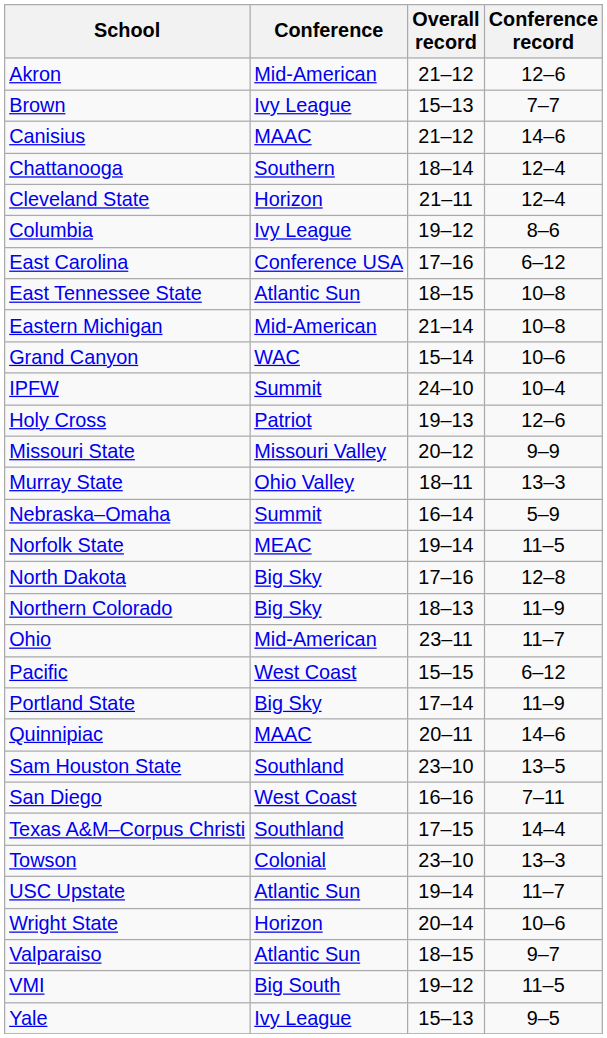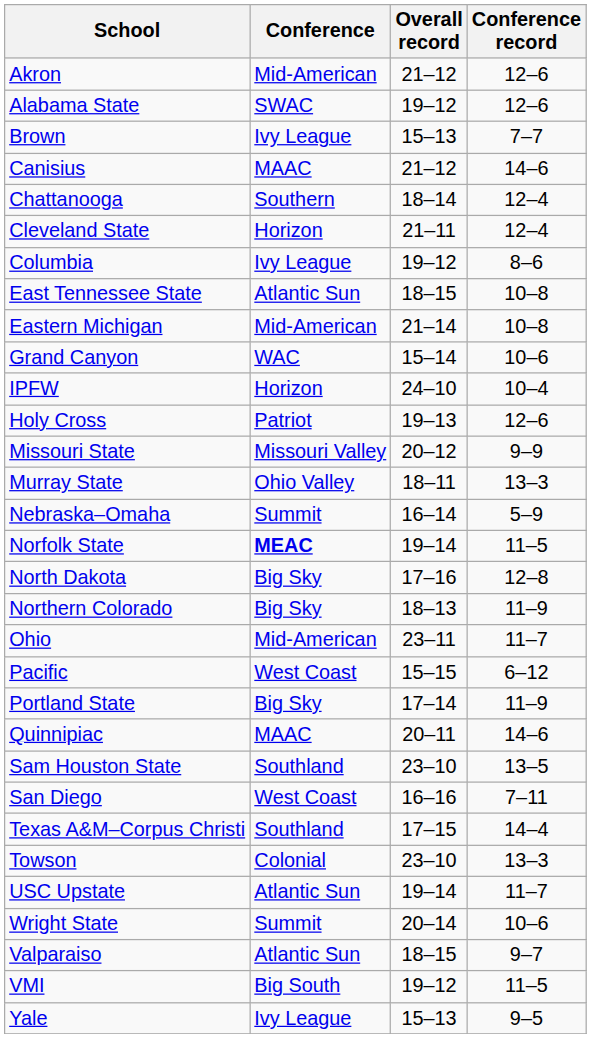+ row: (74, 105)
- row: (69, 262)
(288, 388) Summit -> (288, 388) Horizon
(283, 545) normal -> (284, 545) bold
(288, 923) Horizon -> (288, 923) Summit
